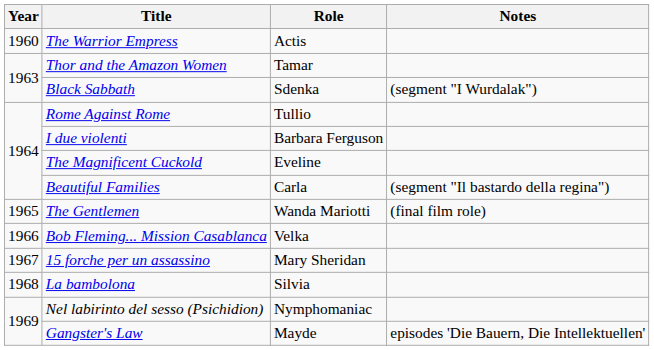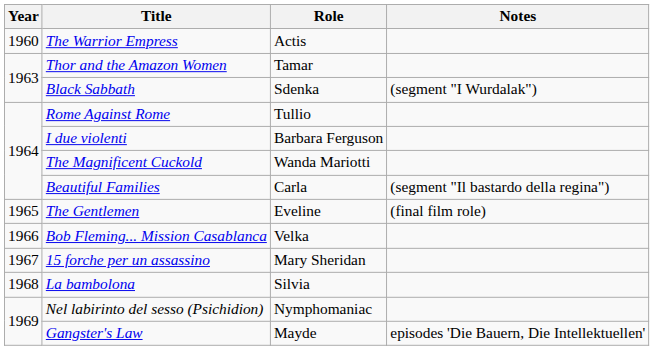(297, 162) Eveline -> (322, 162) Wanda Mariotti
(322, 211) Wanda Mariotti -> (297, 211) Eveline
